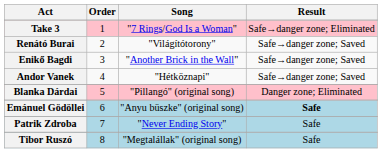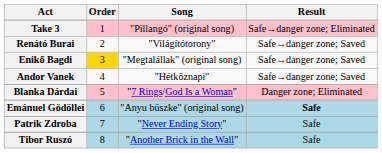(182, 28) "7 Rings/God Is a Woman" -> (182, 28) "Pillangó" (original song)
(102, 60) no background -> (102, 60) gold background
(182, 60) "Another Brick in the Wall" -> (182, 60) "Megtalállak" (original song)
(182, 92) "Pillangó" (original song) -> (182, 92) "7 Rings/God Is a Woman"
(182, 140) "Megtalállak" (original song) -> (182, 140) "Another Brick in the Wall"
